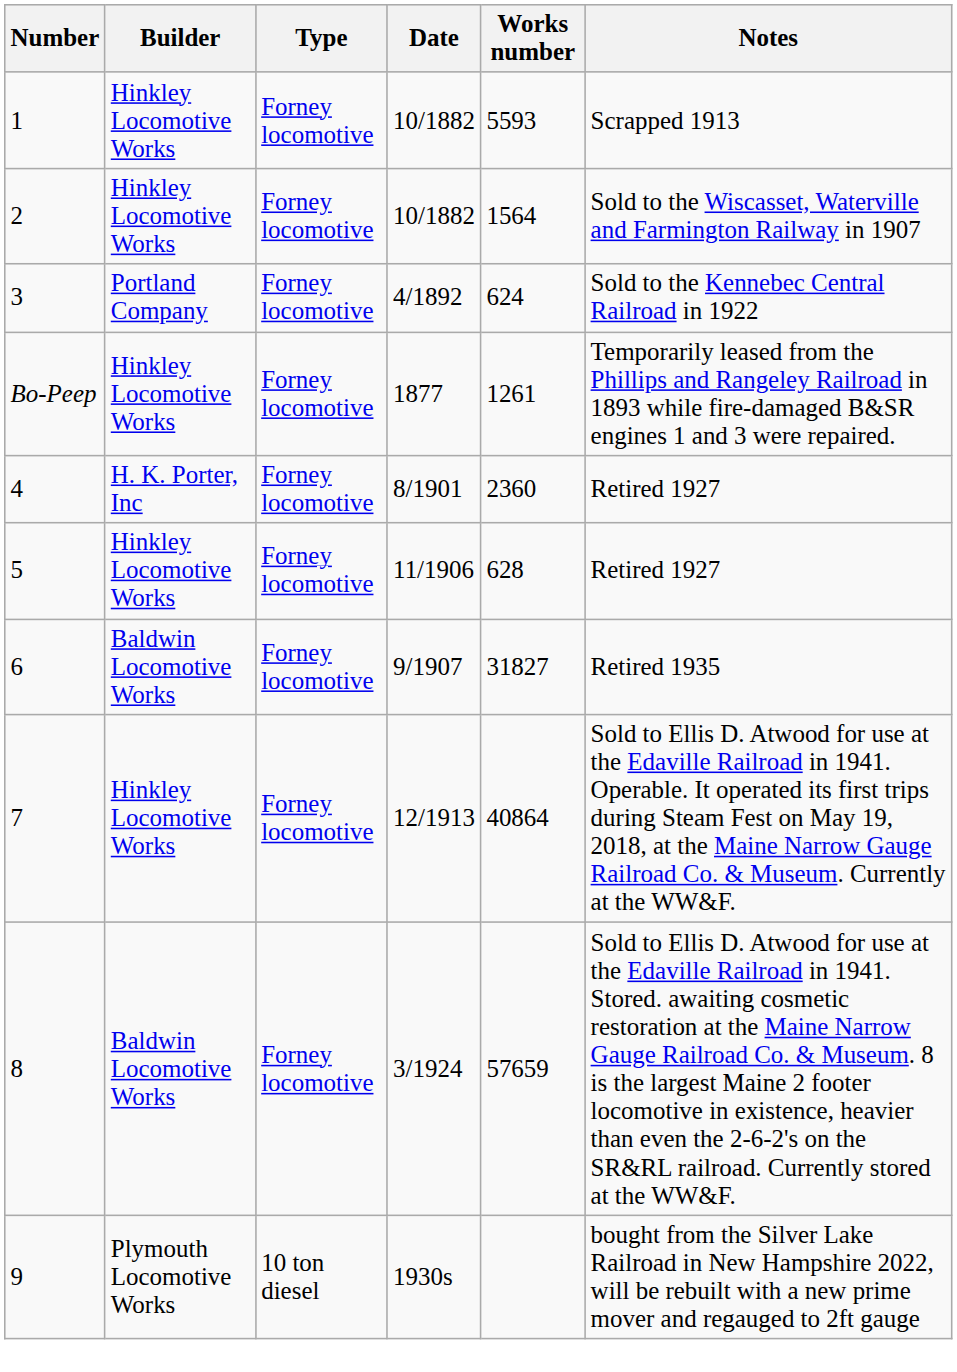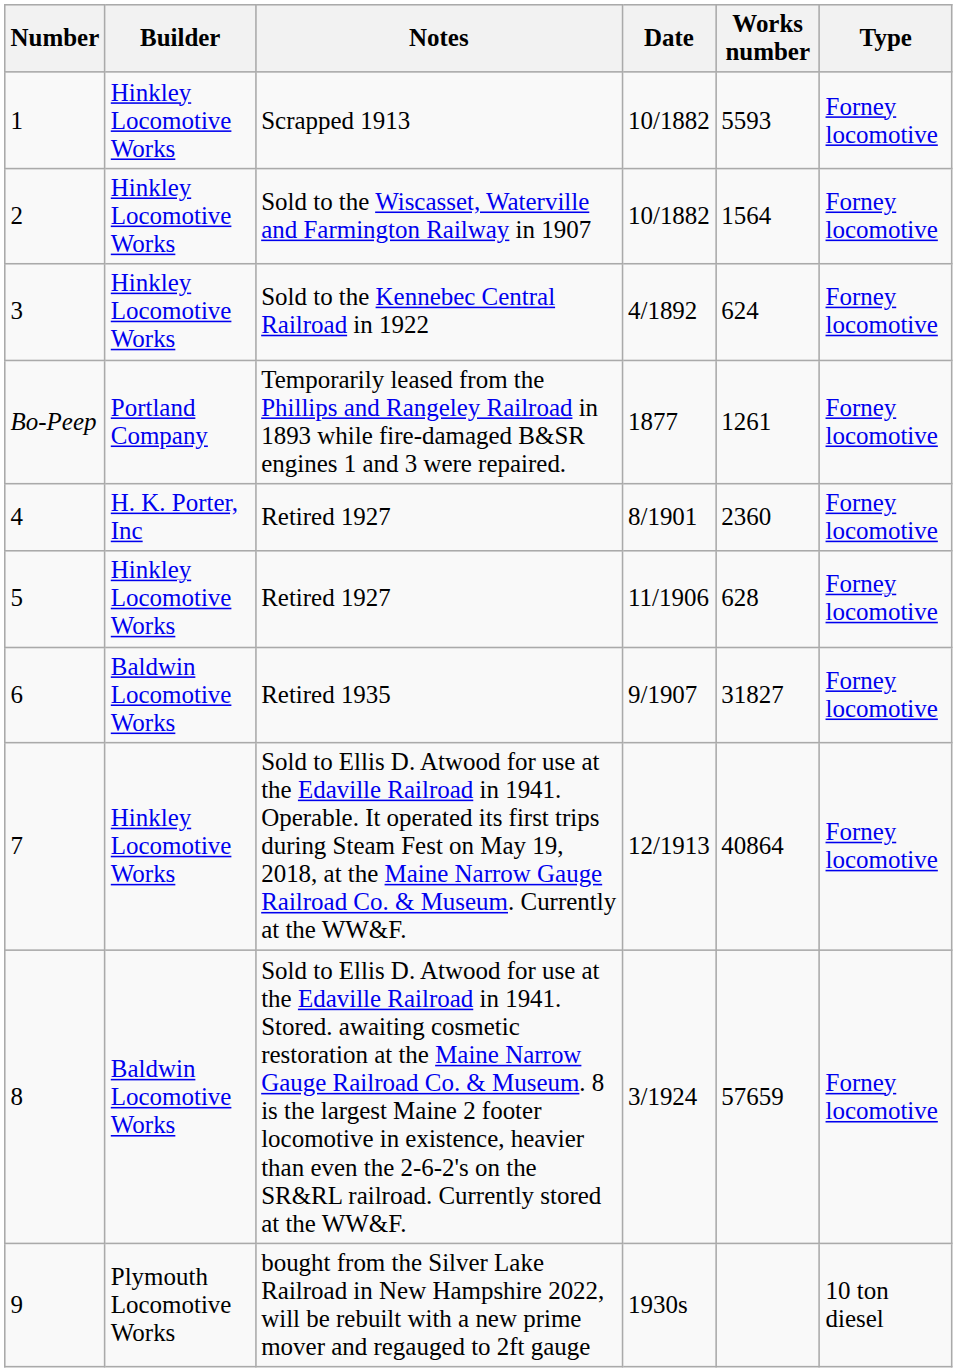columns swapped: (321, 38) <-> (768, 38)
(159, 297) Portland Company -> (171, 311) Hinkley Locomotive Works
(171, 393) Hinkley Locomotive Works -> (159, 421) Portland Company
